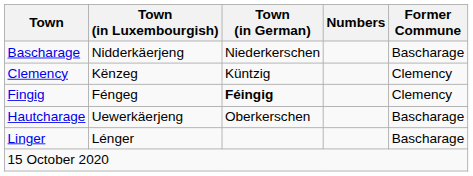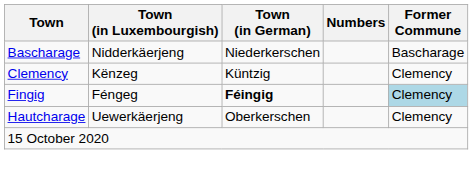(422, 95) no background -> (422, 95) lightblue background
(428, 116) Bascharage -> (422, 116) Clemency
- row: (26, 138)
